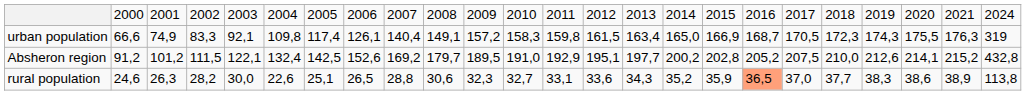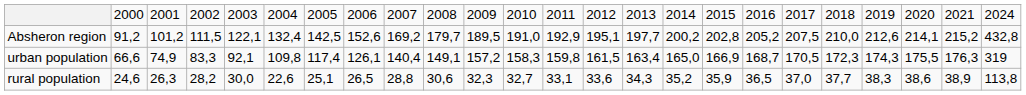rows swapped: (57, 57) <-> (58, 36)
(759, 79) lightsalmon background -> (759, 79) no background
